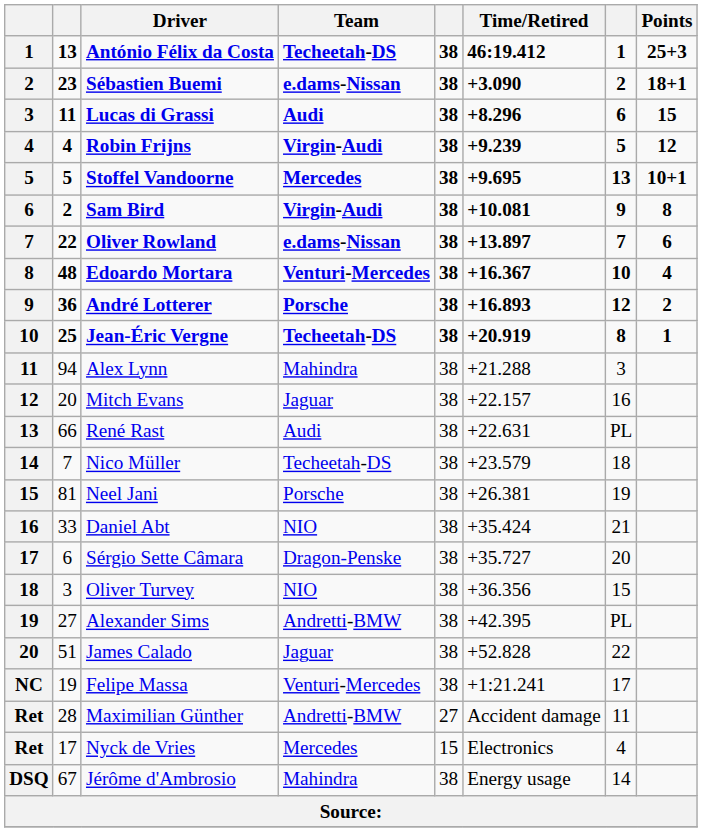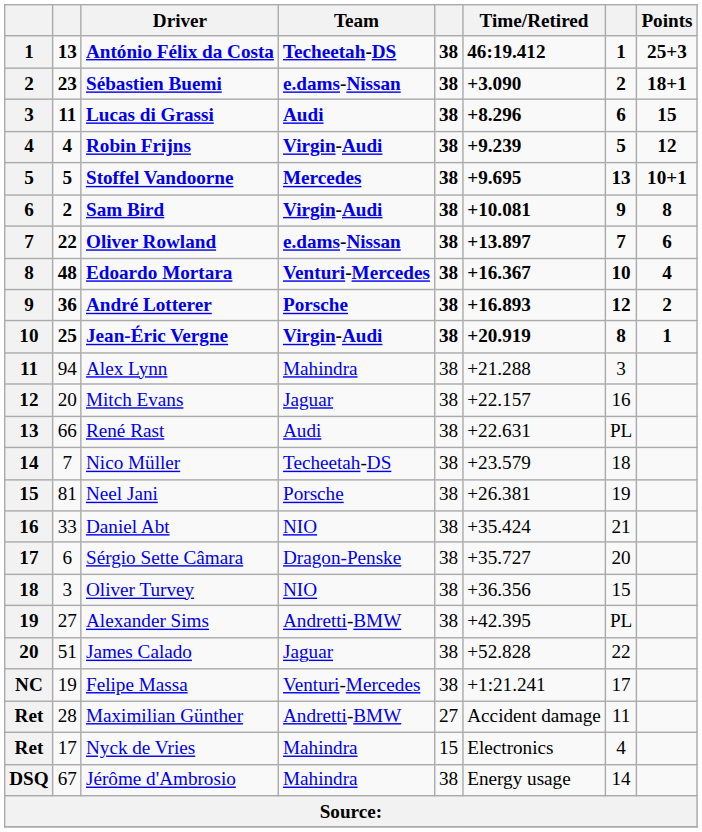(340, 336) Techeetah-DS -> (333, 336) Virgin-Audi
(320, 747) Mercedes -> (320, 747) Mahindra
